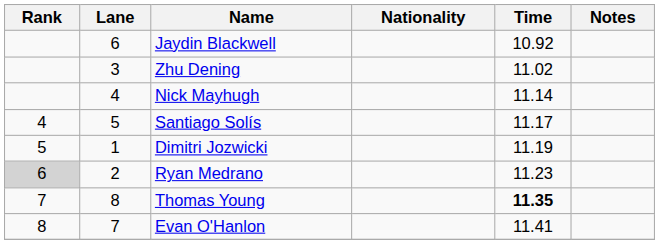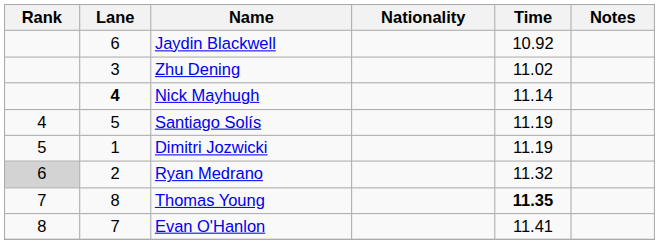(115, 95) normal -> (115, 95) bold
(533, 122) 11.17 -> (533, 122) 11.19
(533, 174) 11.23 -> (533, 174) 11.32
